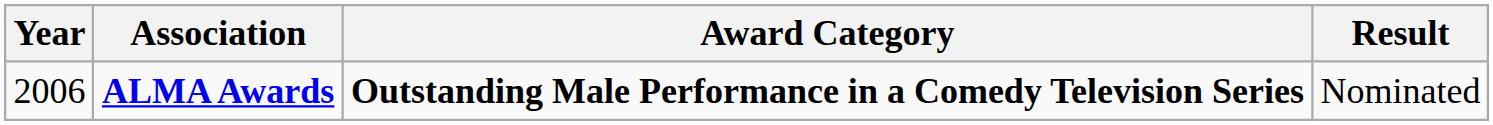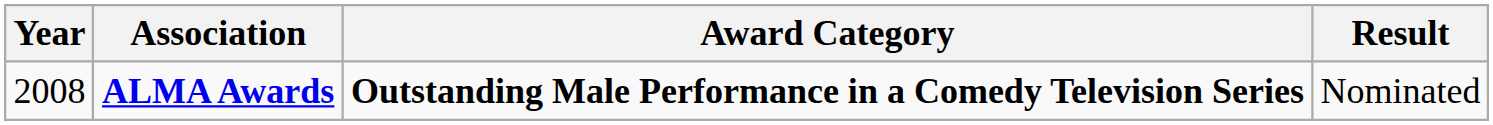(49, 90) 2006 -> (49, 90) 2008
